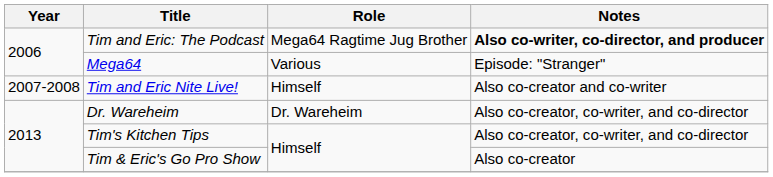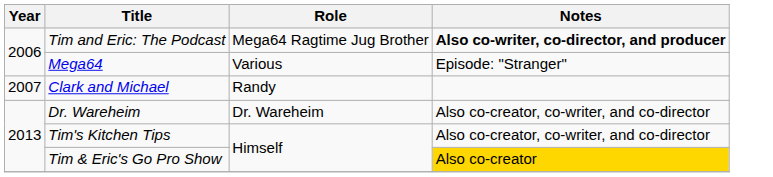+ row: (109, 87)
- row: (162, 87)
(525, 159) no background -> (486, 159) gold background
